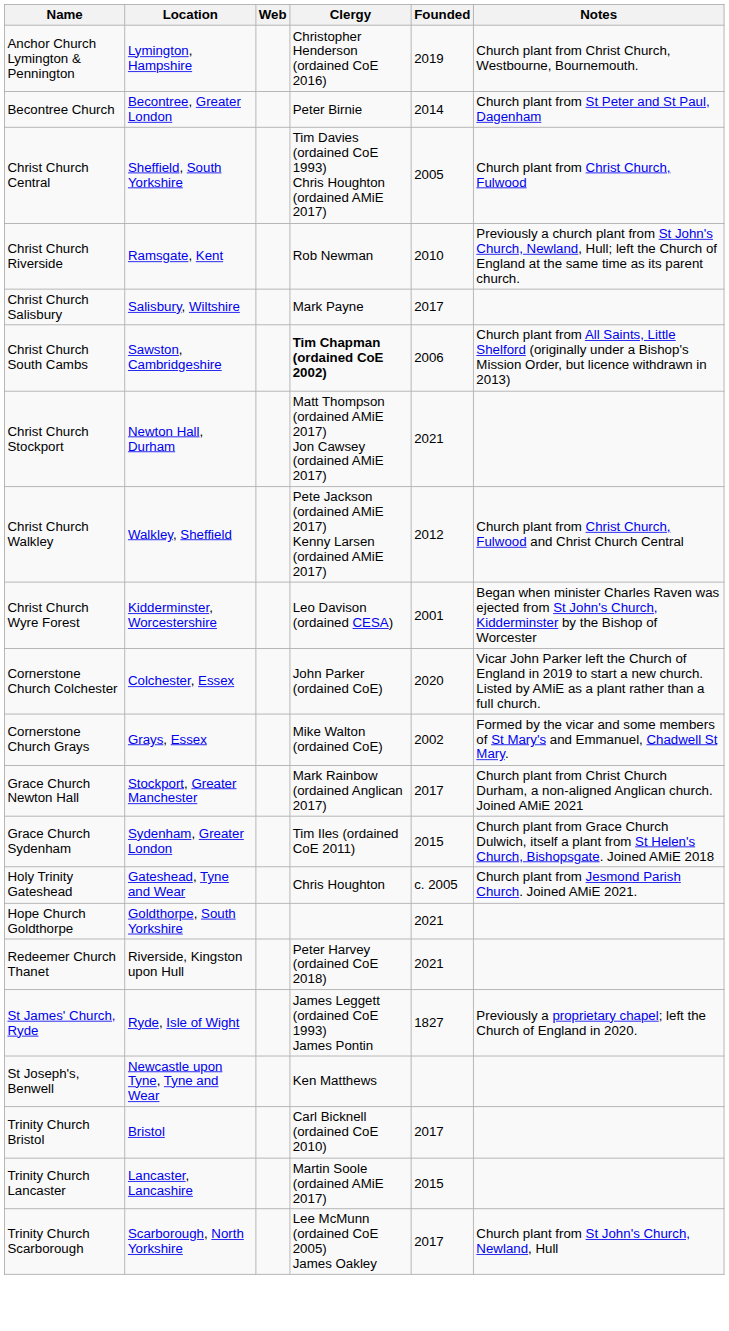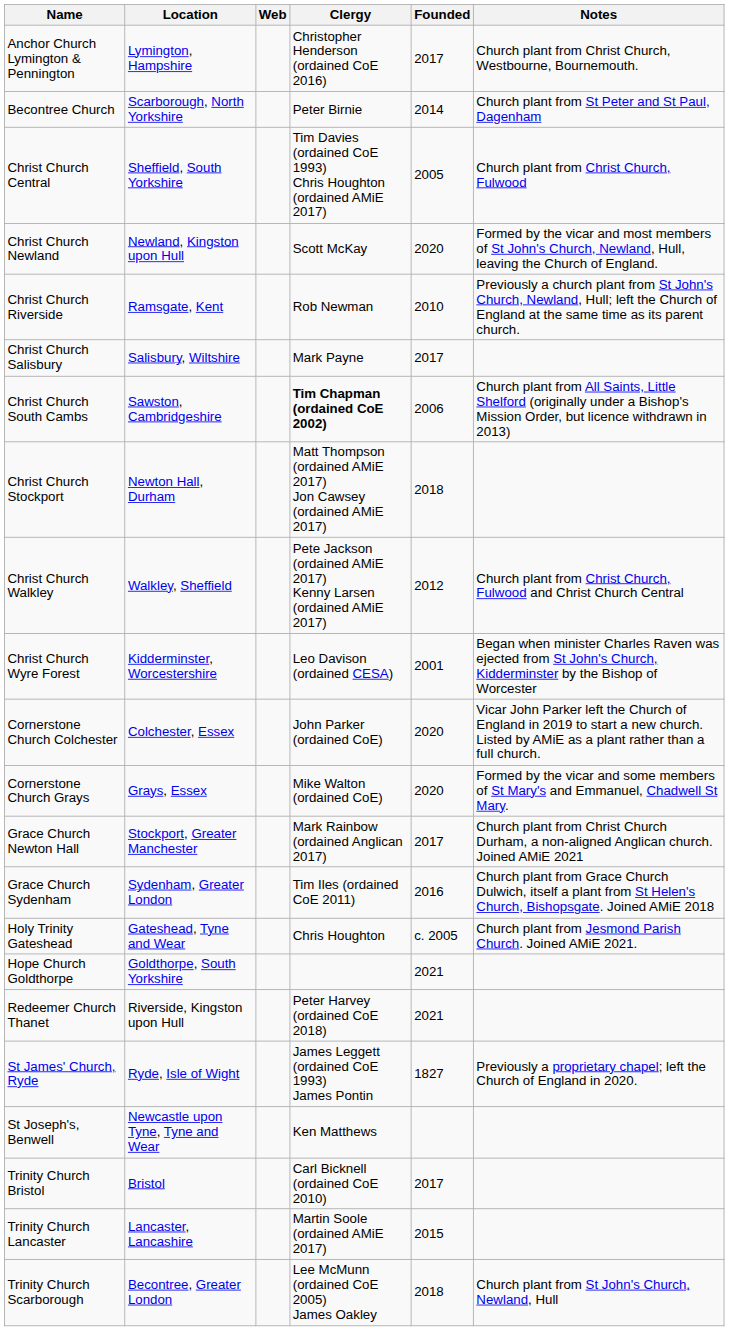(429, 58) 2019 -> (429, 58) 2017
(184, 109) Becontree, Greater London -> (186, 109) Scarborough, North Yorkshire
+ row: (48, 248)
(429, 438) 2021 -> (429, 489) 2018
(429, 739) 2002 -> (429, 790) 2020
(429, 841) 2015 -> (429, 892) 2016
(186, 1241) Scarborough, North Yorkshire -> (184, 1292) Becontree, Greater London
(429, 1241) 2017 -> (429, 1292) 2018
